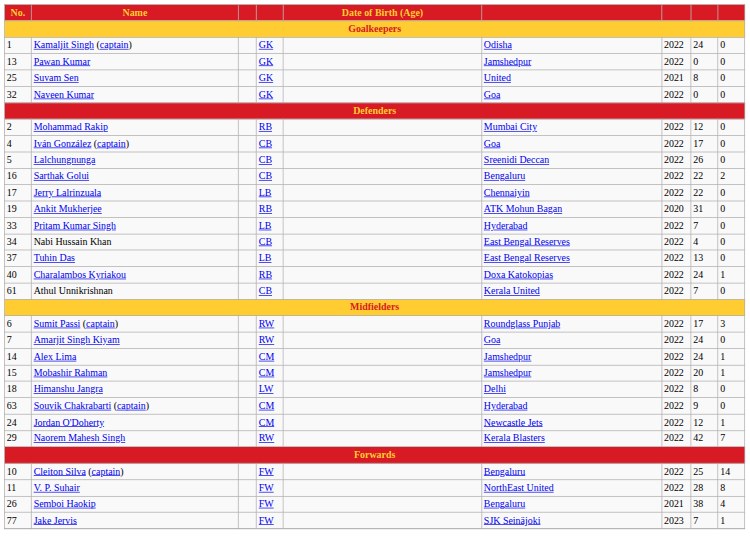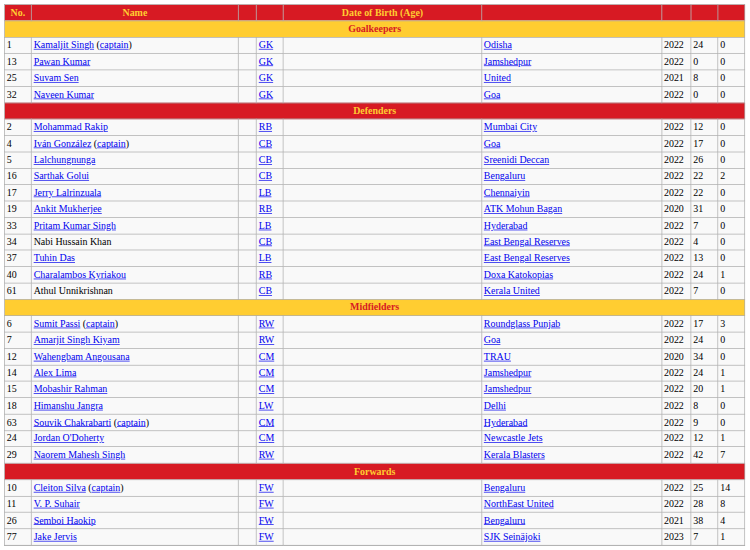+ row: (82, 357)
